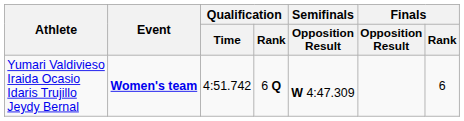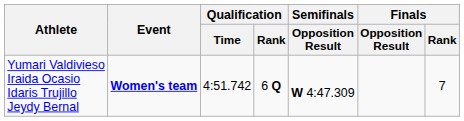(442, 86) 6 -> (442, 86) 7
